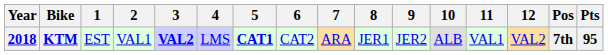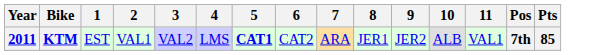- column: (528, 15)
(22, 38) 2018 -> (22, 38) 2011
(176, 38) bold -> (176, 38) normal
(590, 38) 95 -> (548, 38) 85
